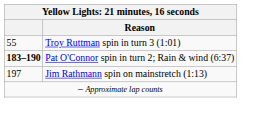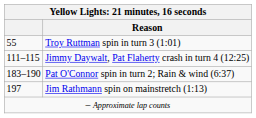+ row: (147, 58)
(24, 58) bold -> (24, 74) normal
